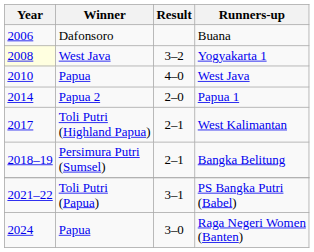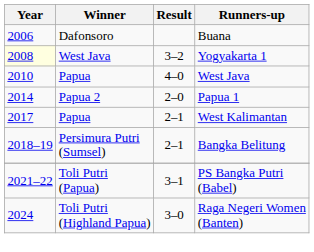(105, 124) Toli Putri (Highland Papua) -> (75, 117) Papua
(75, 230) Papua -> (105, 215) Toli Putri (Highland Papua)
